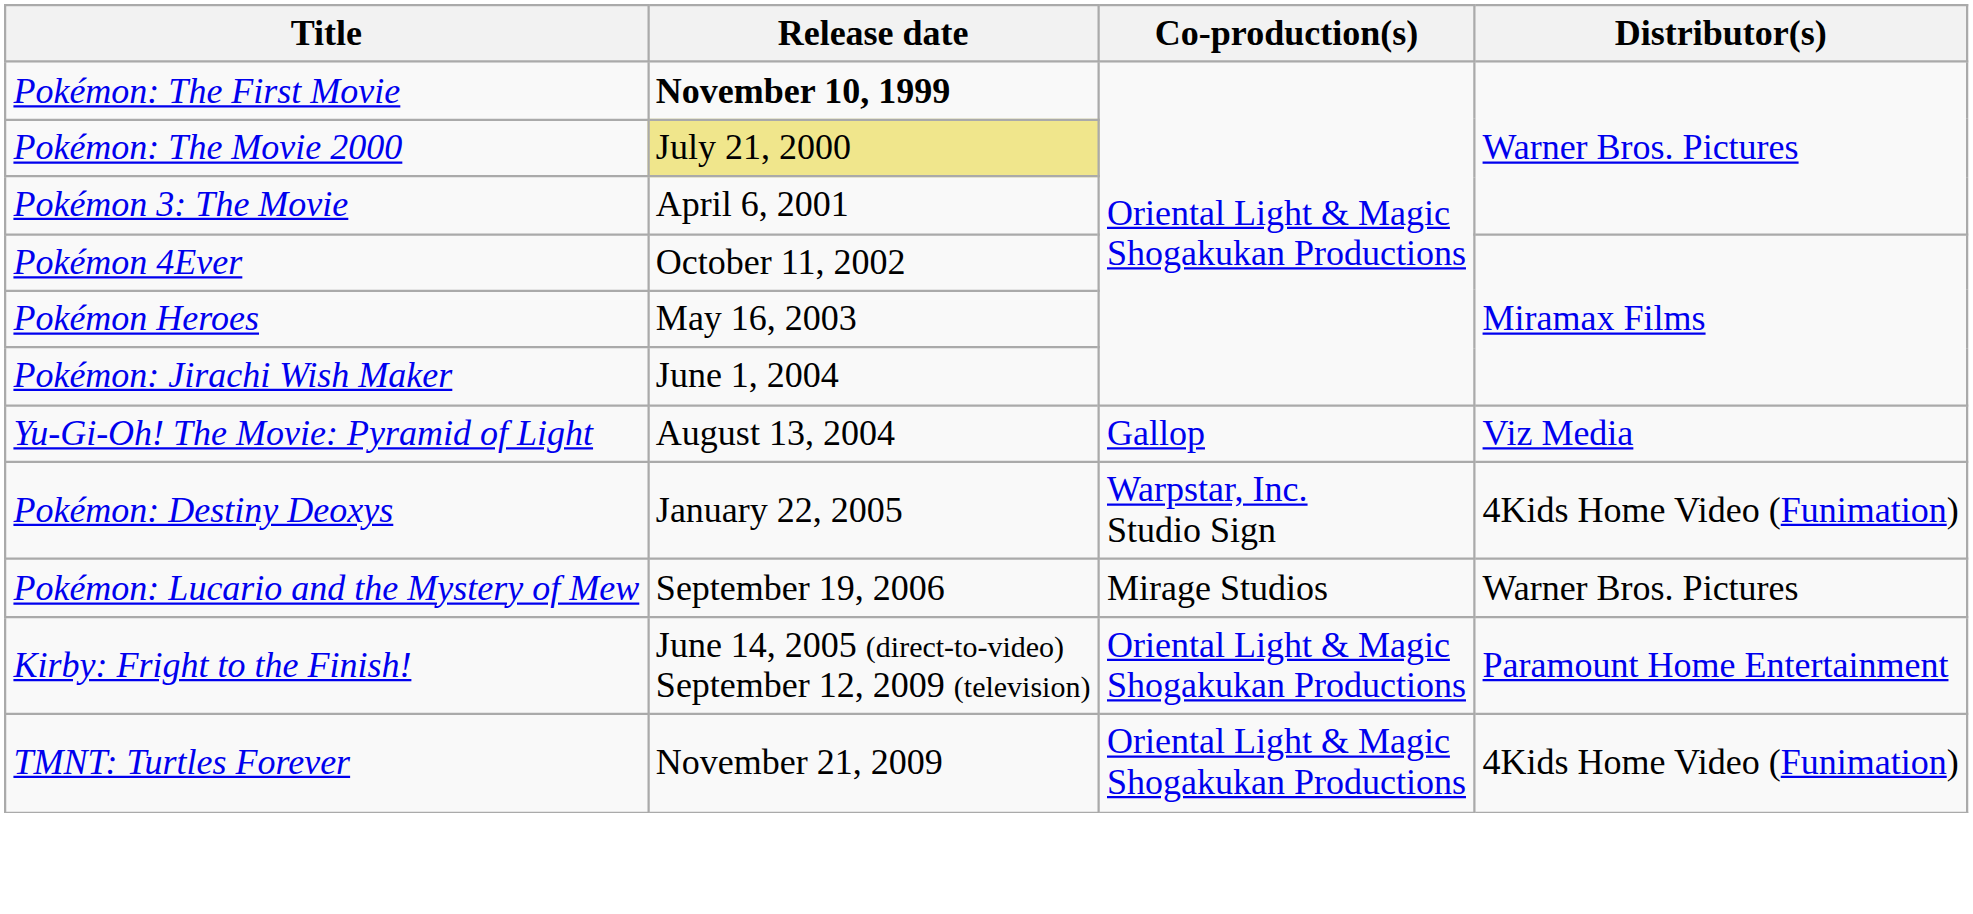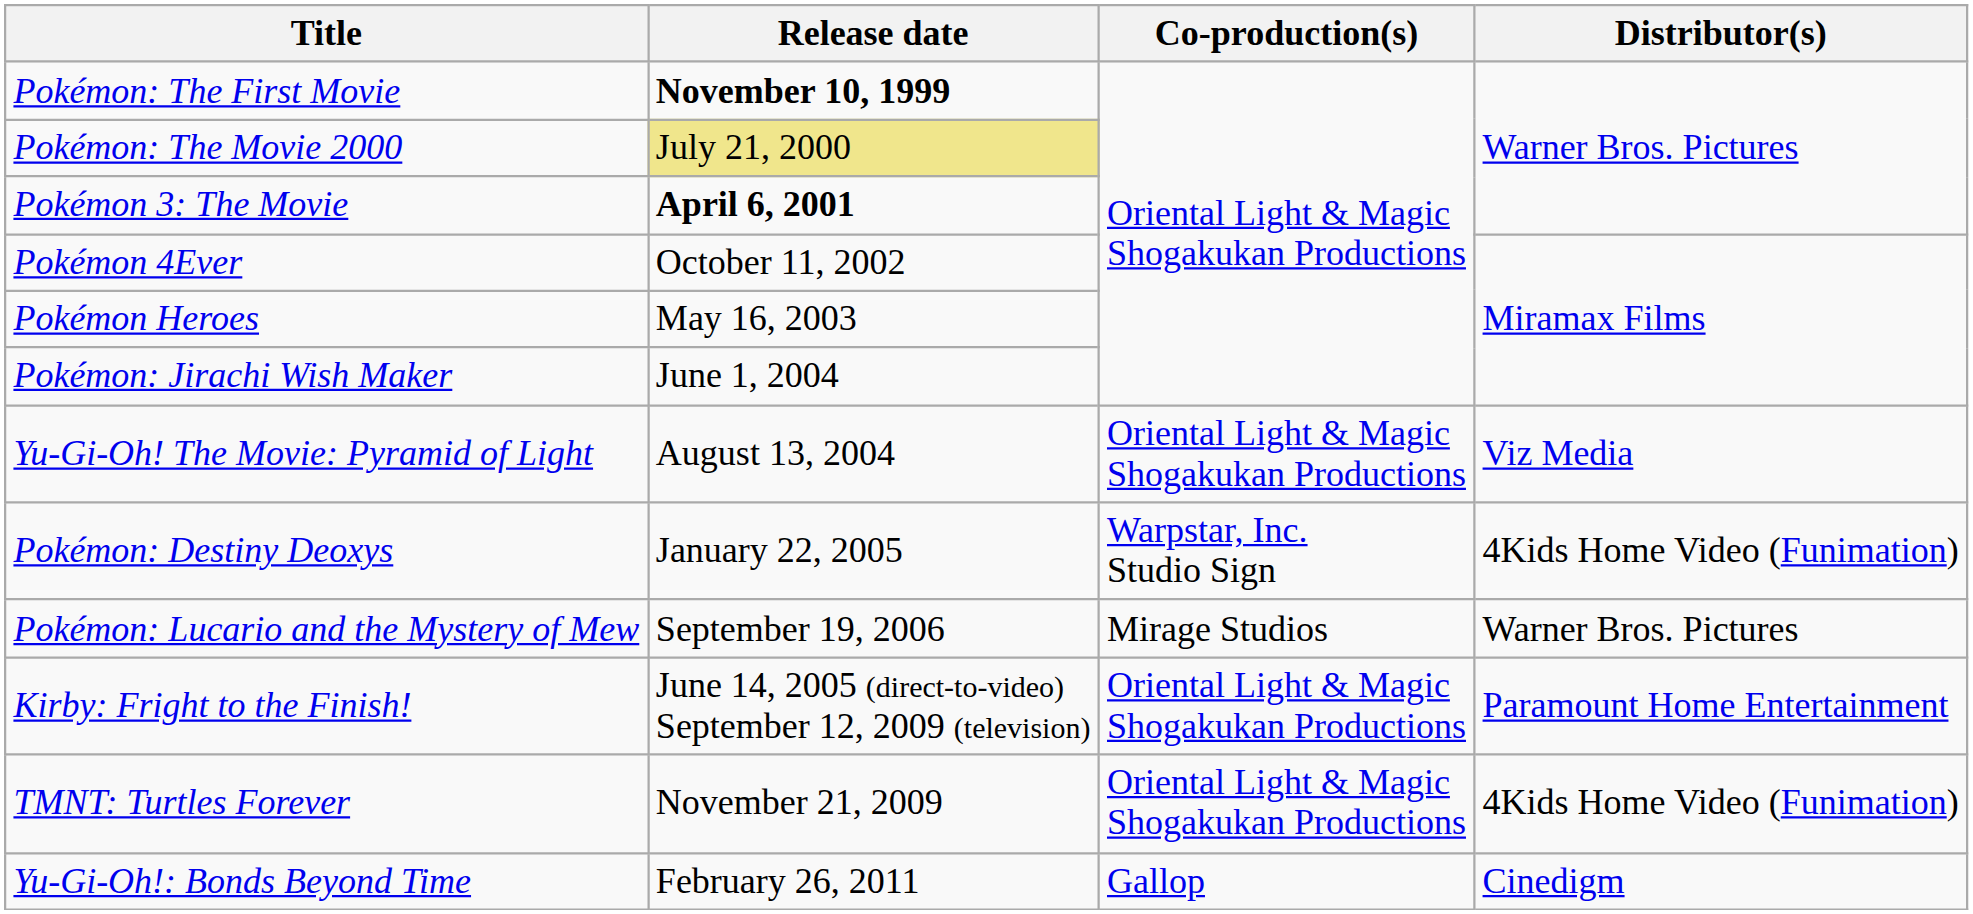(752, 204) normal -> (755, 204) bold
(1156, 432) Gallop -> (1286, 452) Oriental Light & Magic Shogakukan Productions
+ row: (242, 880)
